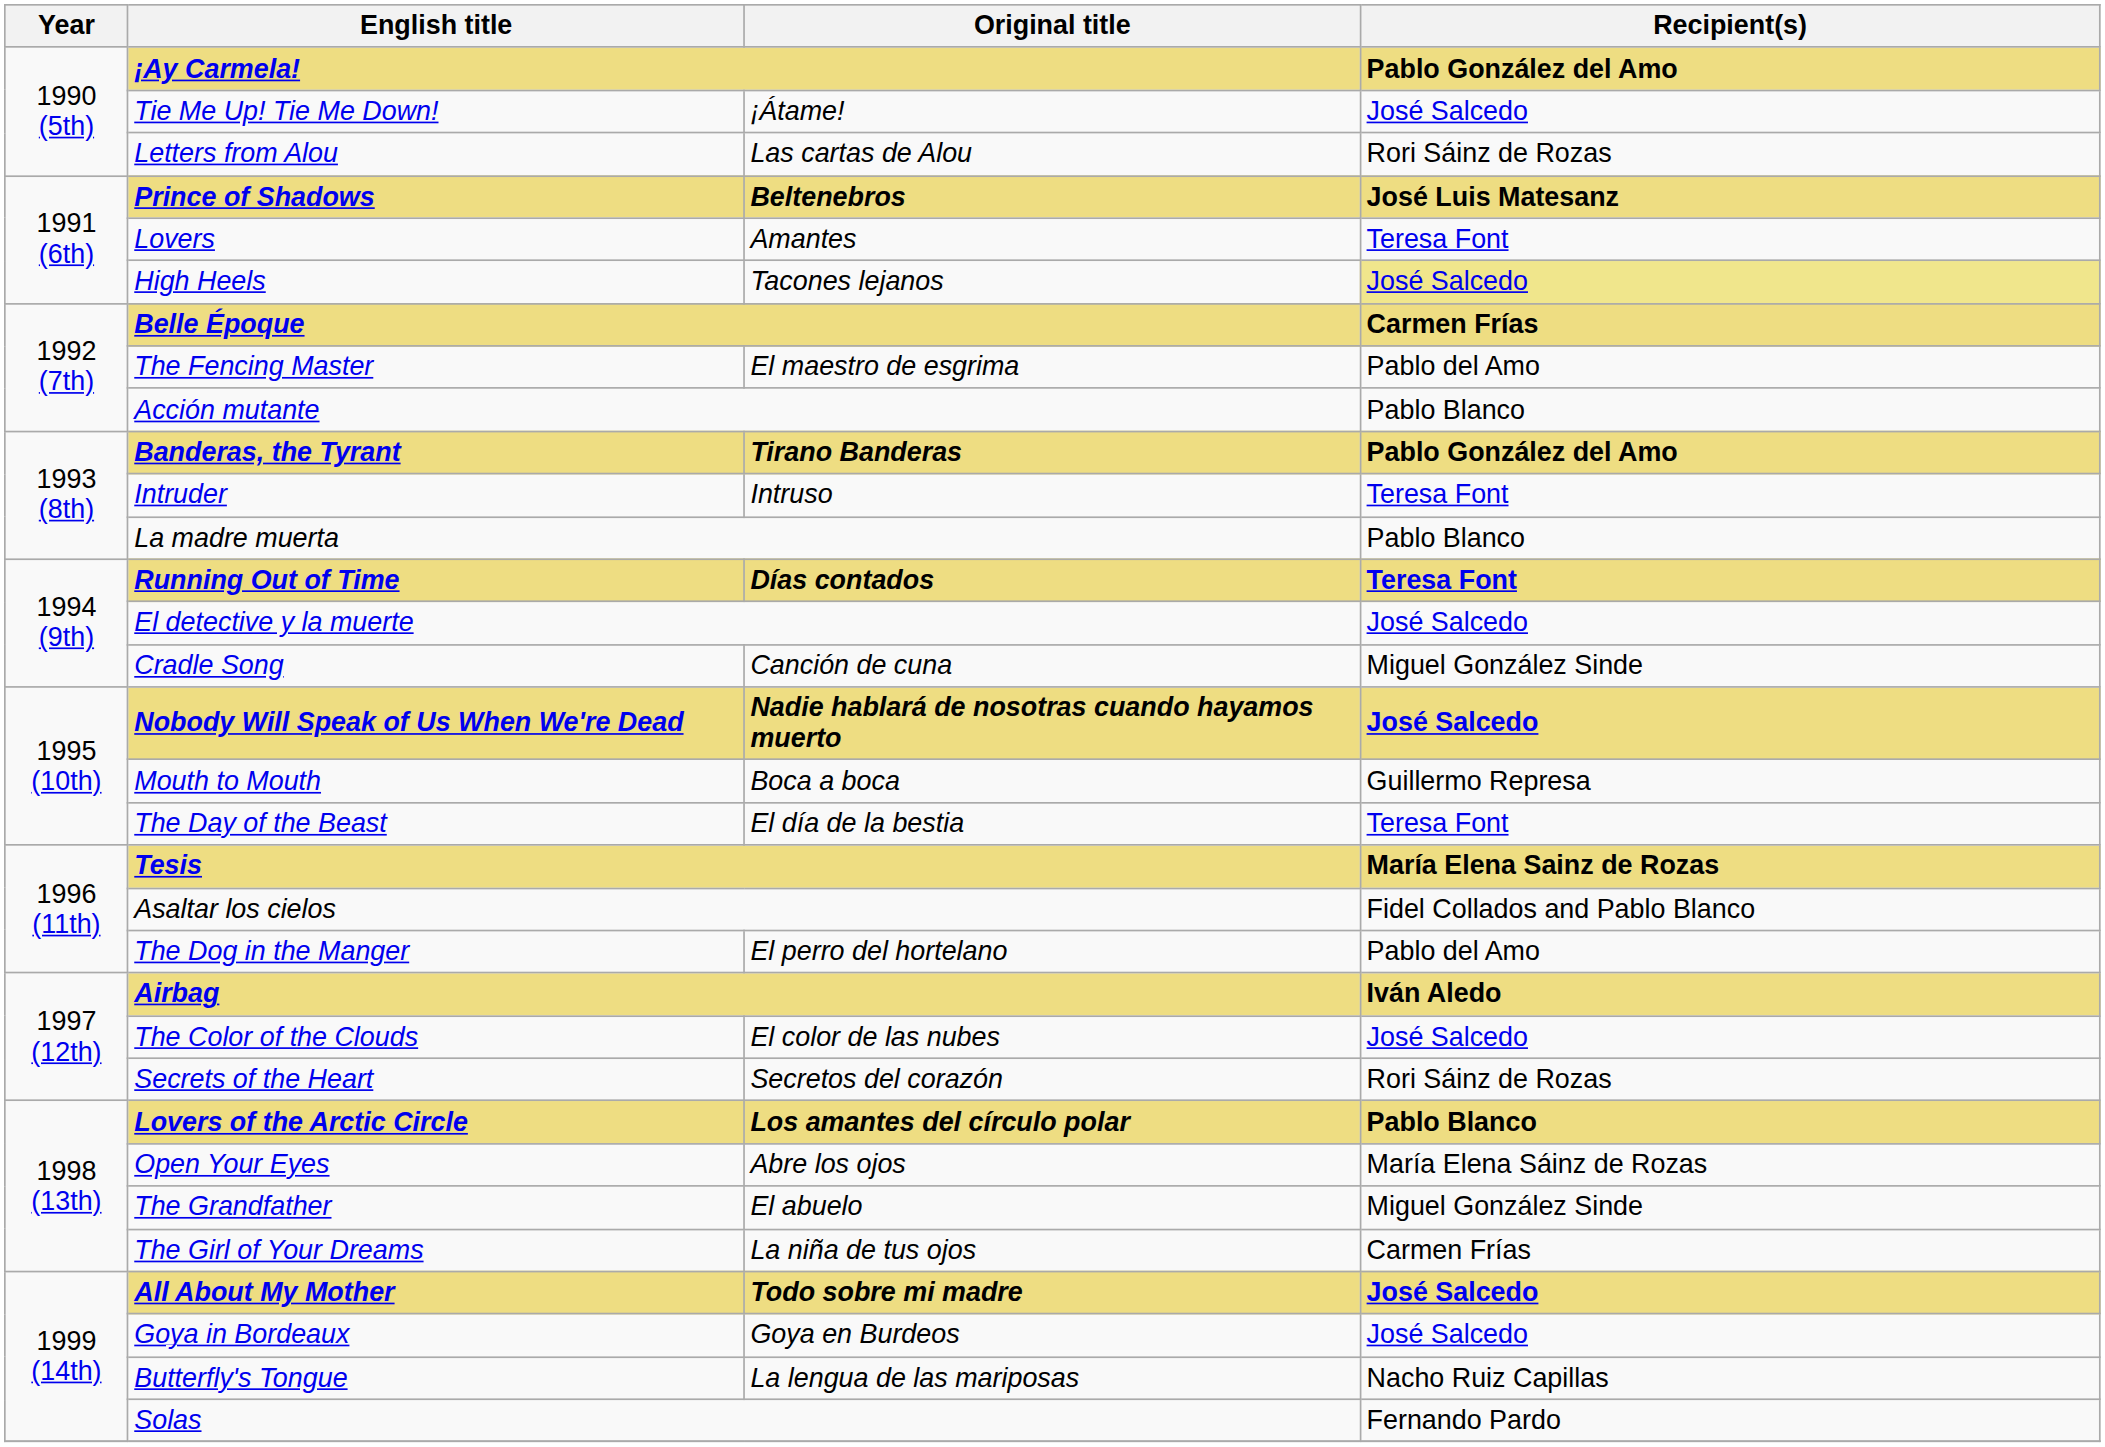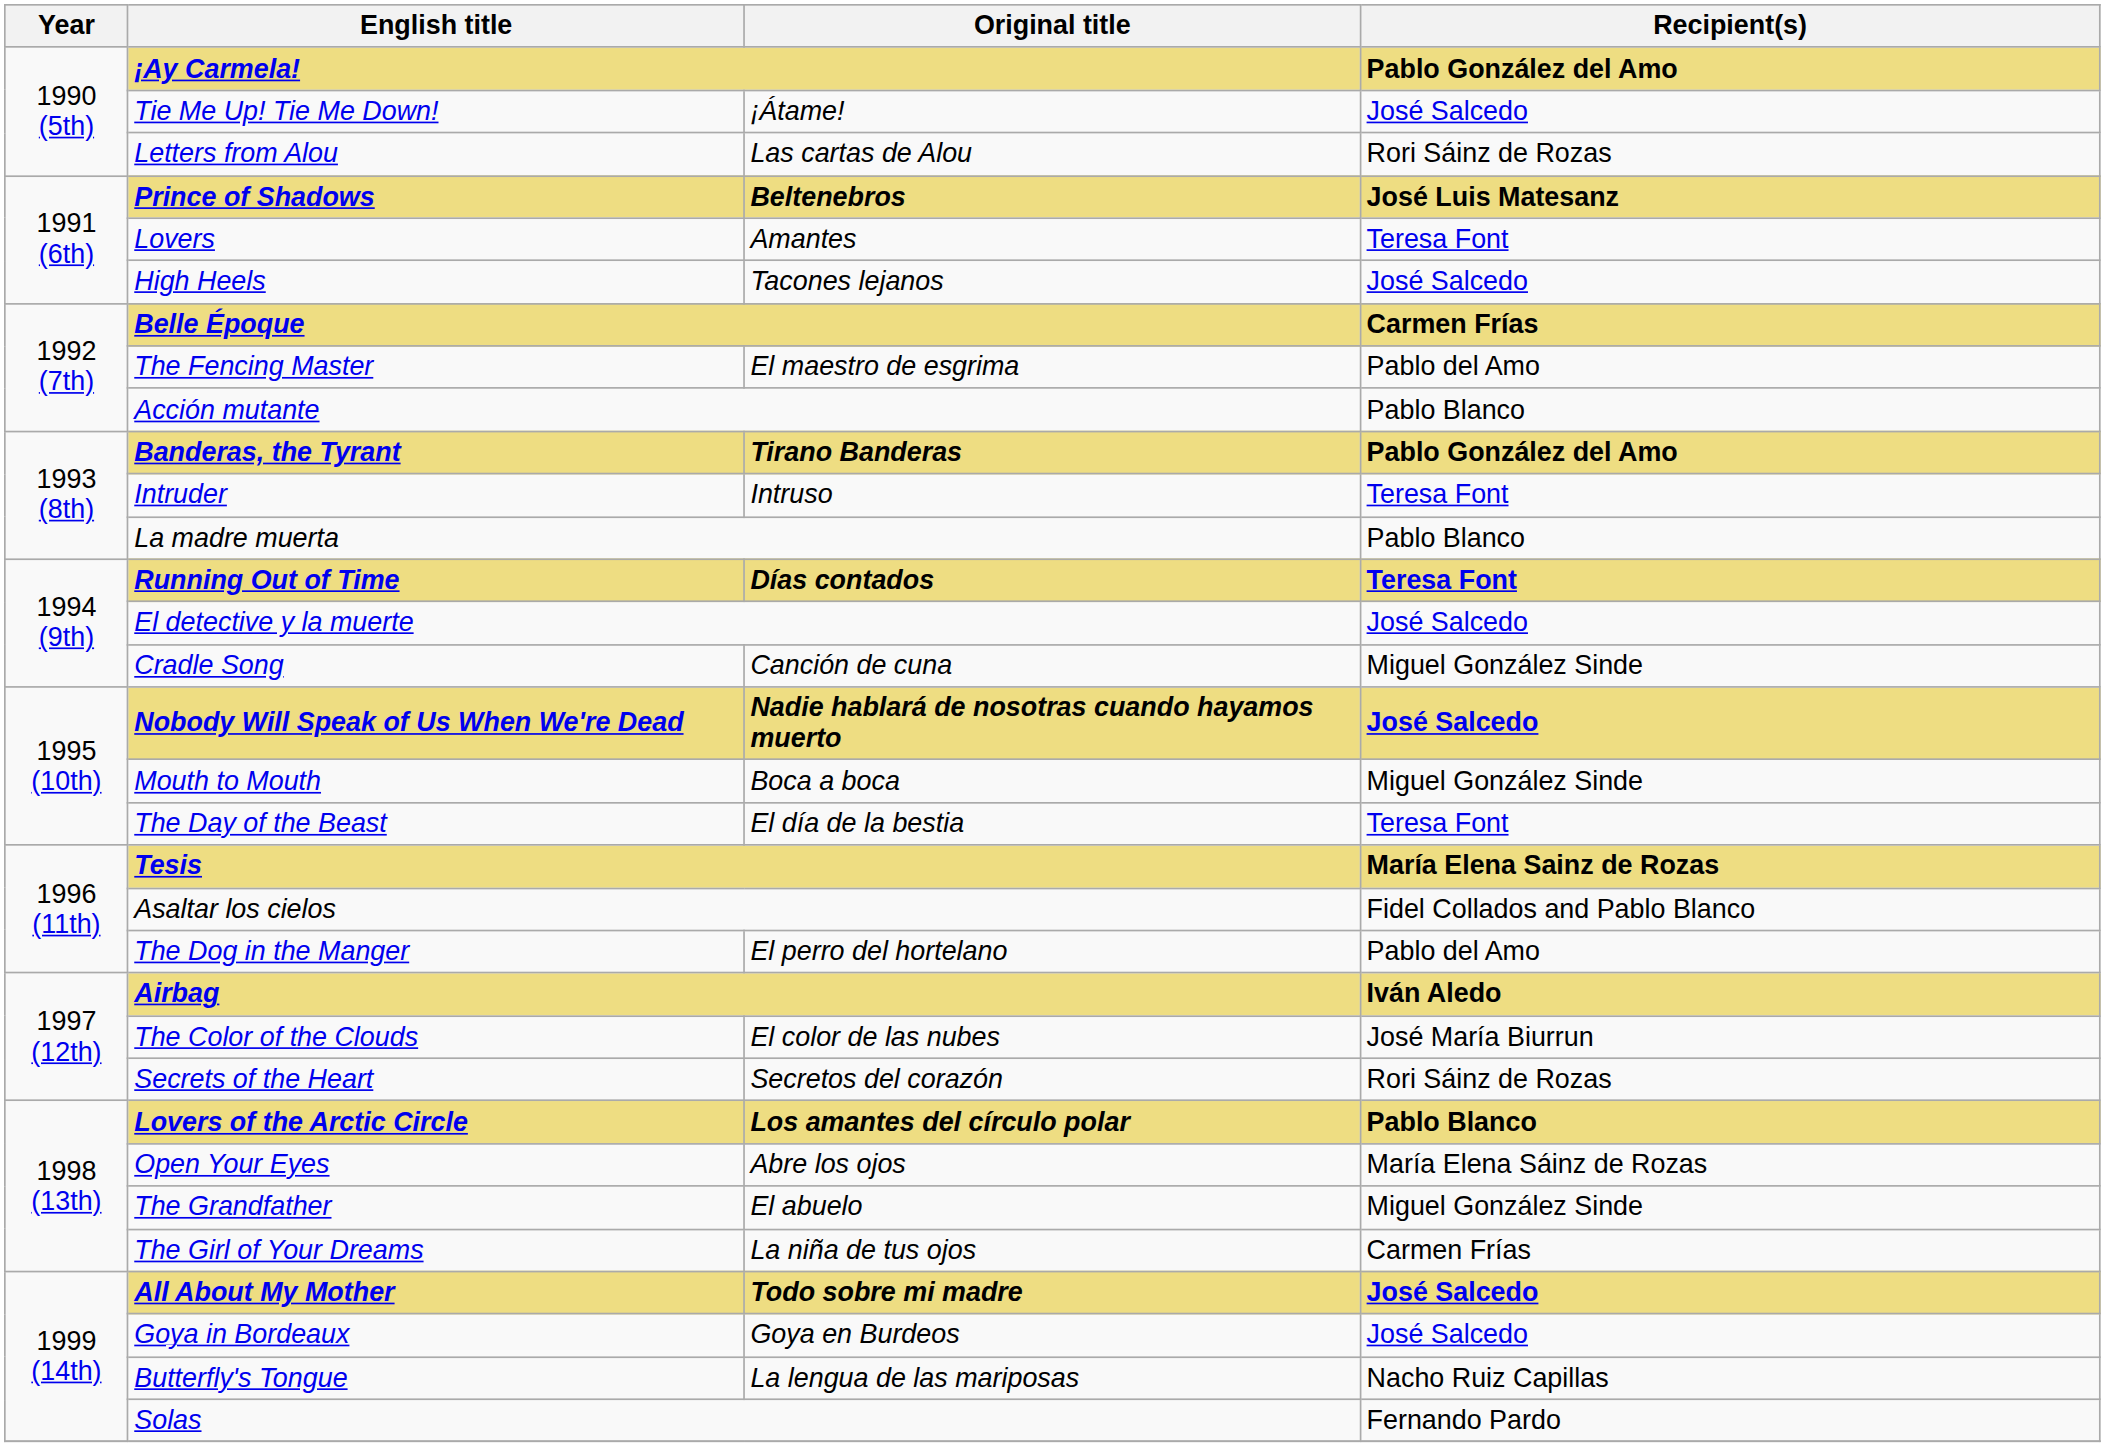(1447, 281) khaki background -> (1447, 281) no background
(1479, 780) Guillermo Represa -> (1505, 780) Miguel González Sinde
(1447, 1036) José Salcedo -> (1480, 1036) José María Biurrun
